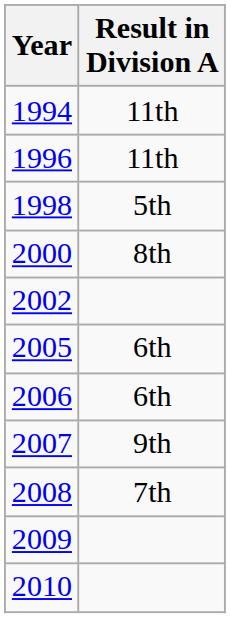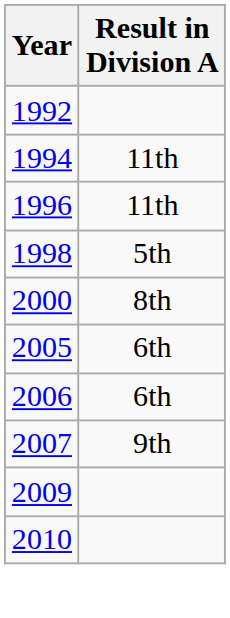+ row: (42, 109)
- row: (42, 300)
- row: (42, 491)
